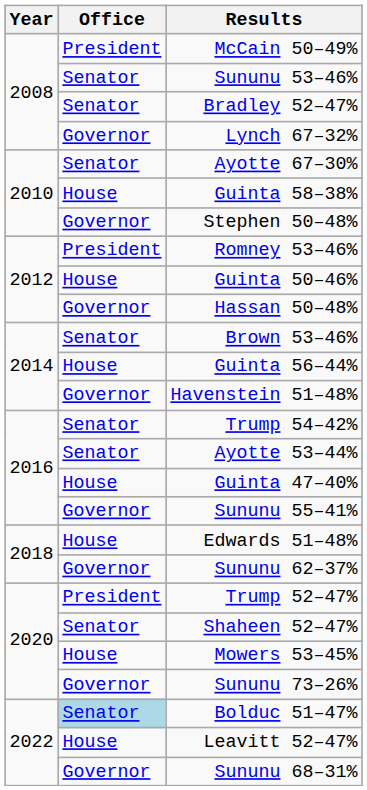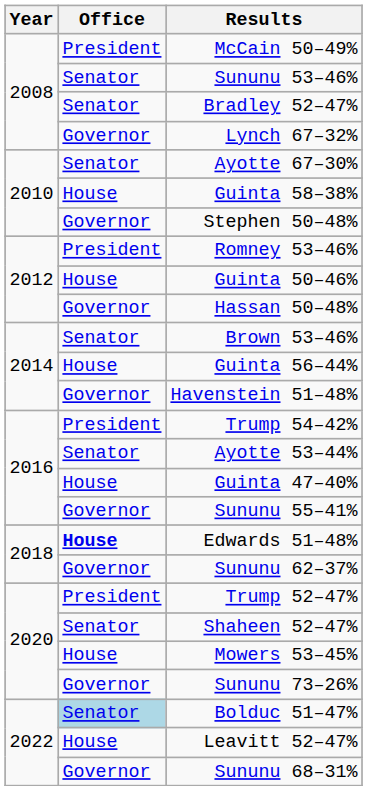(101, 424) Senator -> (112, 424) President
(90, 540) normal -> (90, 540) bold
